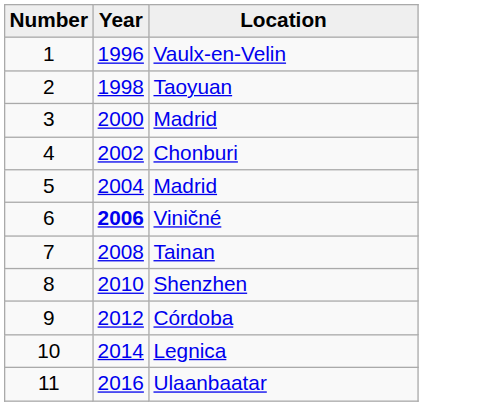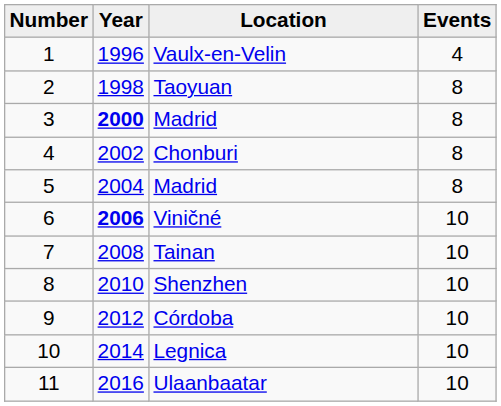+ column: (457, 20)
(121, 119) normal -> (121, 119) bold
